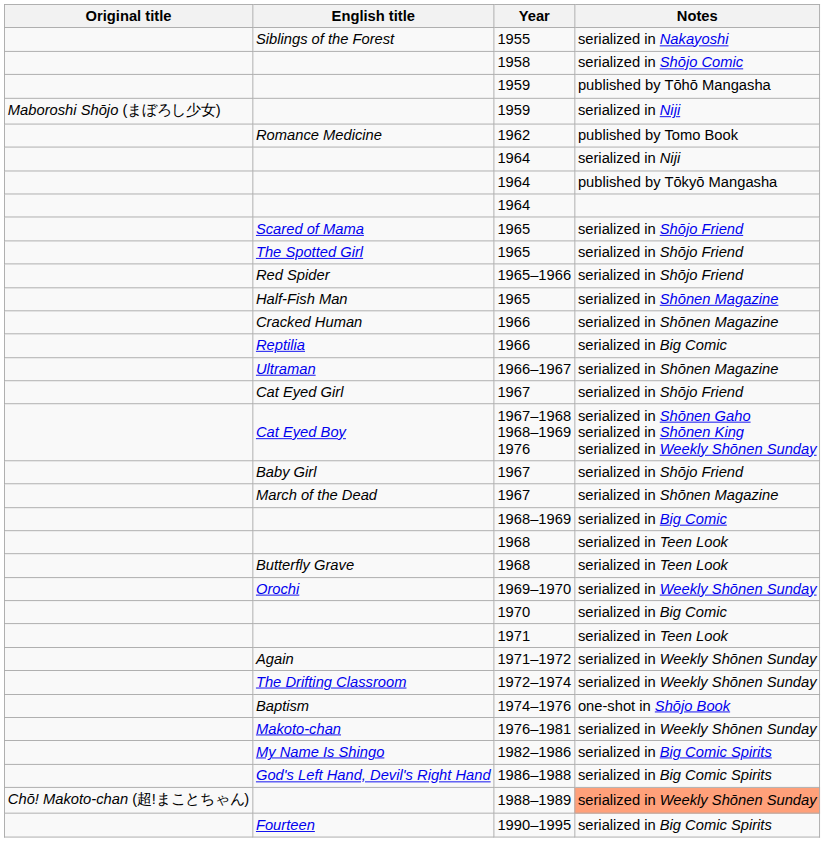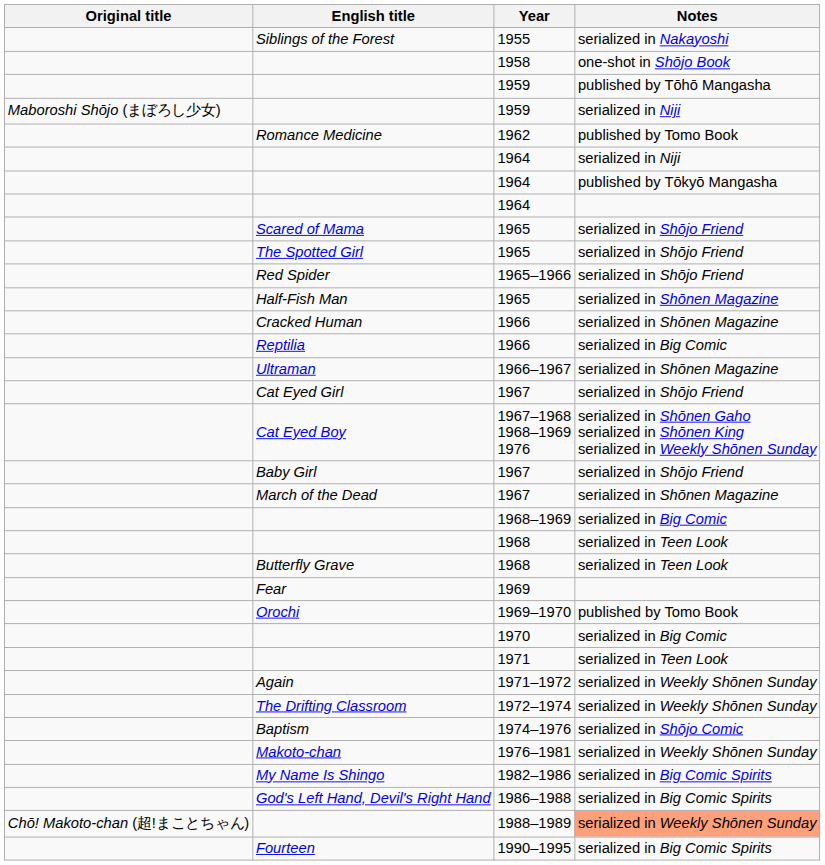(661, 62) serialized in Shōjo Comic -> (654, 62) one-shot in Shōjo Book
+ row: (271, 588)
(697, 588) serialized in Weekly Shōnen Sunday -> (658, 612) published by Tomo Book
(654, 705) one-shot in Shōjo Book -> (661, 729) serialized in Shōjo Comic
